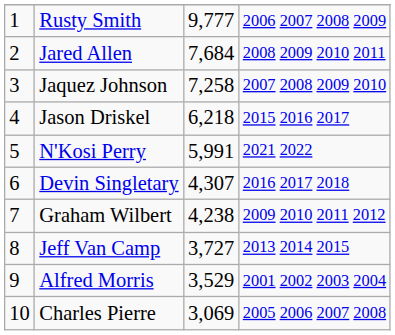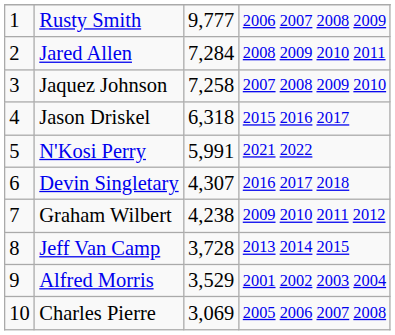(211, 53) 7,684 -> (211, 53) 7,284
(211, 118) 6,218 -> (211, 118) 6,318
(211, 248) 3,727 -> (211, 248) 3,728
